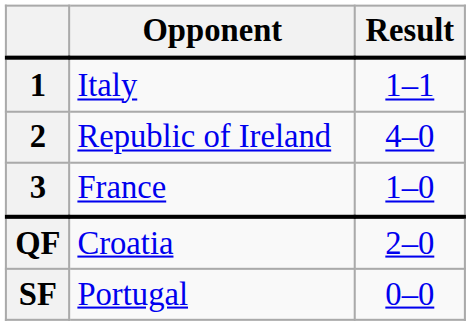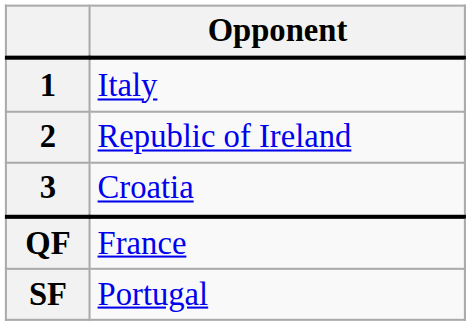- column: (410, 31)
(122, 188) France -> (146, 188) Croatia
(125, 242) Croatia -> (142, 242) France
